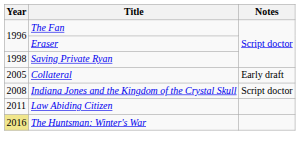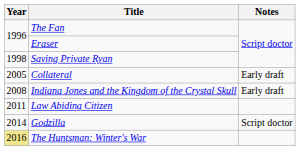(267, 91) Script doctor -> (262, 91) Early draft
+ row: (48, 122)
